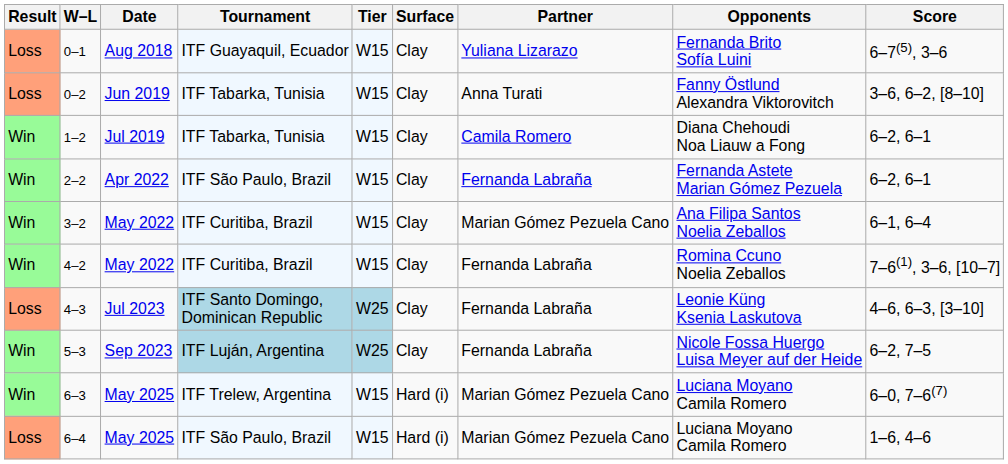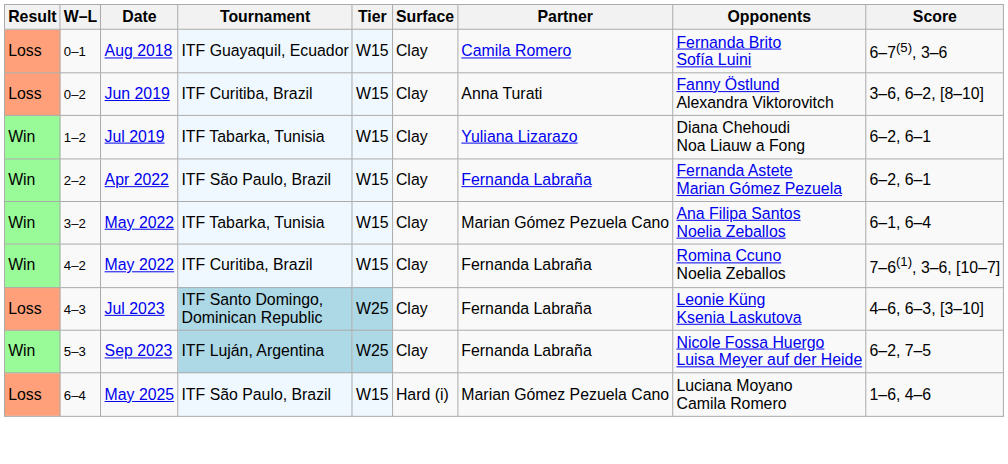(519, 51) Yuliana Lizarazo -> (516, 51) Camila Romero
(253, 94) ITF Tabarka, Tunisia -> (247, 94) ITF Curitiba, Brazil
(516, 136) Camila Romero -> (519, 136) Yuliana Lizarazo
(247, 222) ITF Curitiba, Brazil -> (253, 222) ITF Tabarka, Tunisia
- row: (75, 395)
